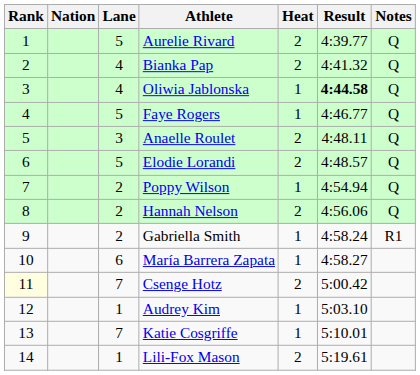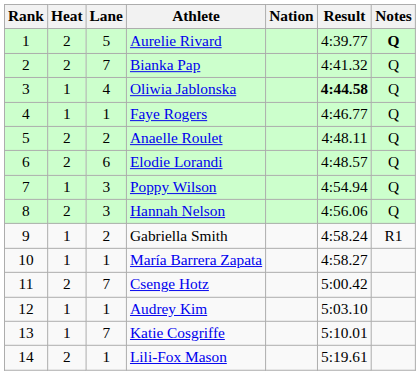columns swapped: (298, 16) <-> (73, 16)
(393, 41) normal -> (393, 41) bold
(119, 65) 4 -> (106, 65) 7
(119, 114) 5 -> (106, 114) 1
(119, 138) 3 -> (106, 138) 2
(119, 162) 5 -> (106, 162) 6
(119, 187) 2 -> (106, 187) 3
(119, 211) 2 -> (106, 211) 3
(119, 260) 6 -> (106, 260) 1
(26, 284) lightyellow background -> (26, 284) no background
